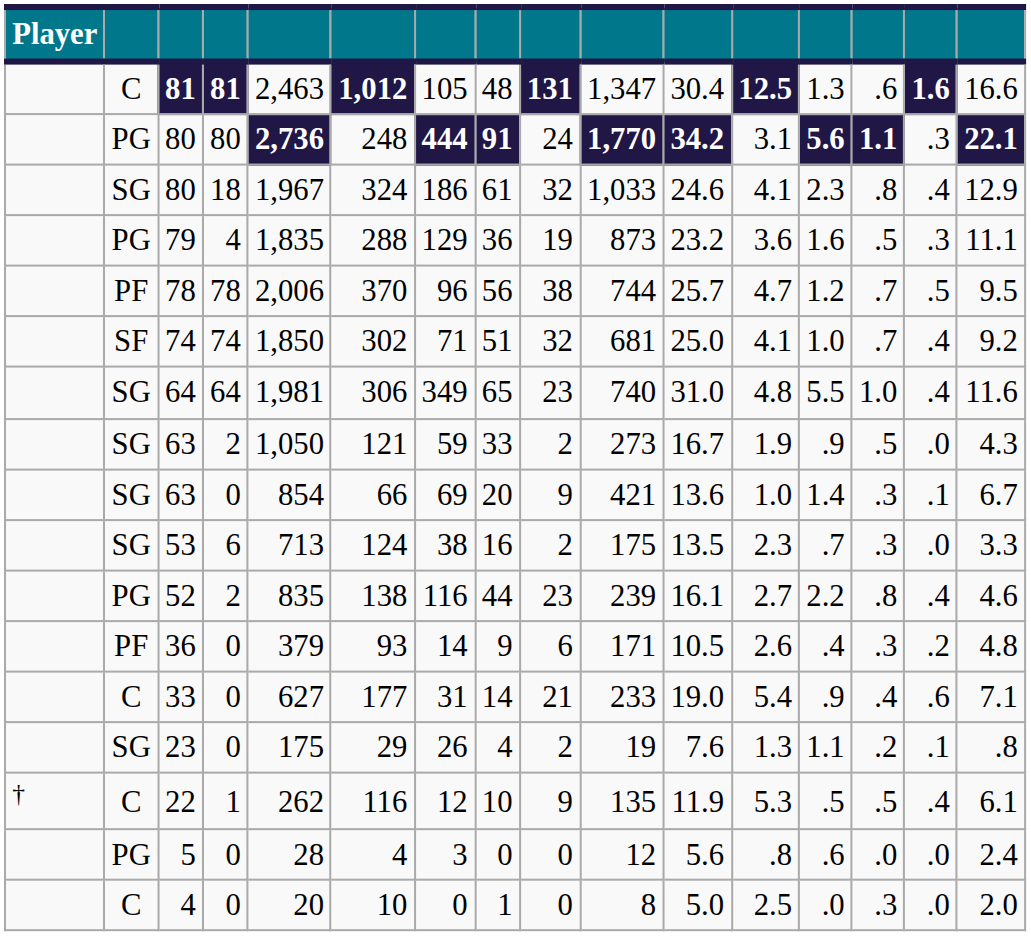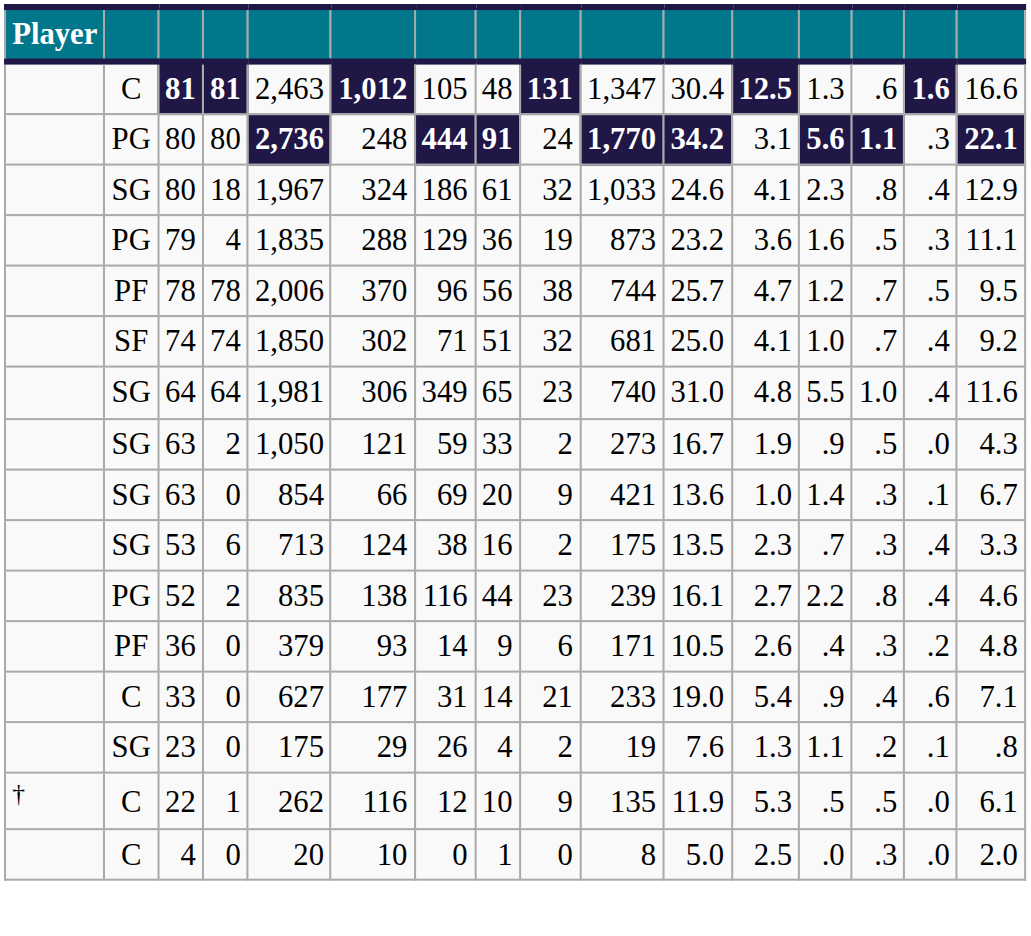(938, 544) .0 -> (938, 544) .4
(938, 800) .4 -> (938, 800) .0
- row: (188, 854)
